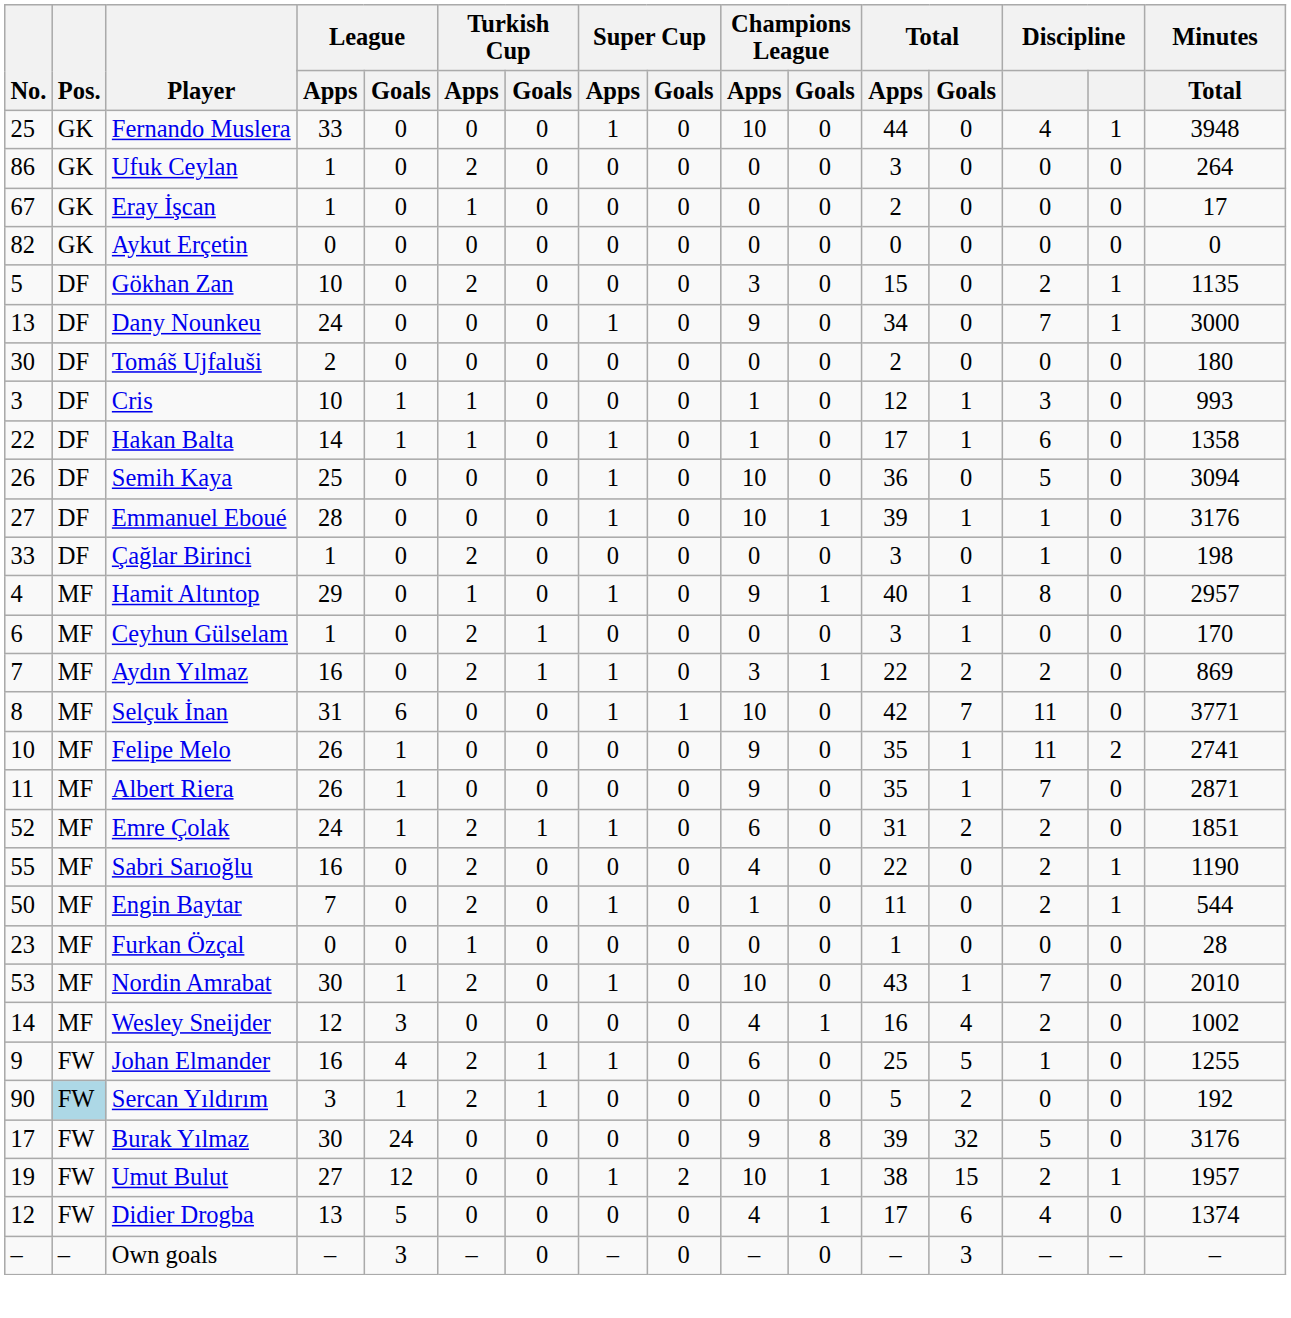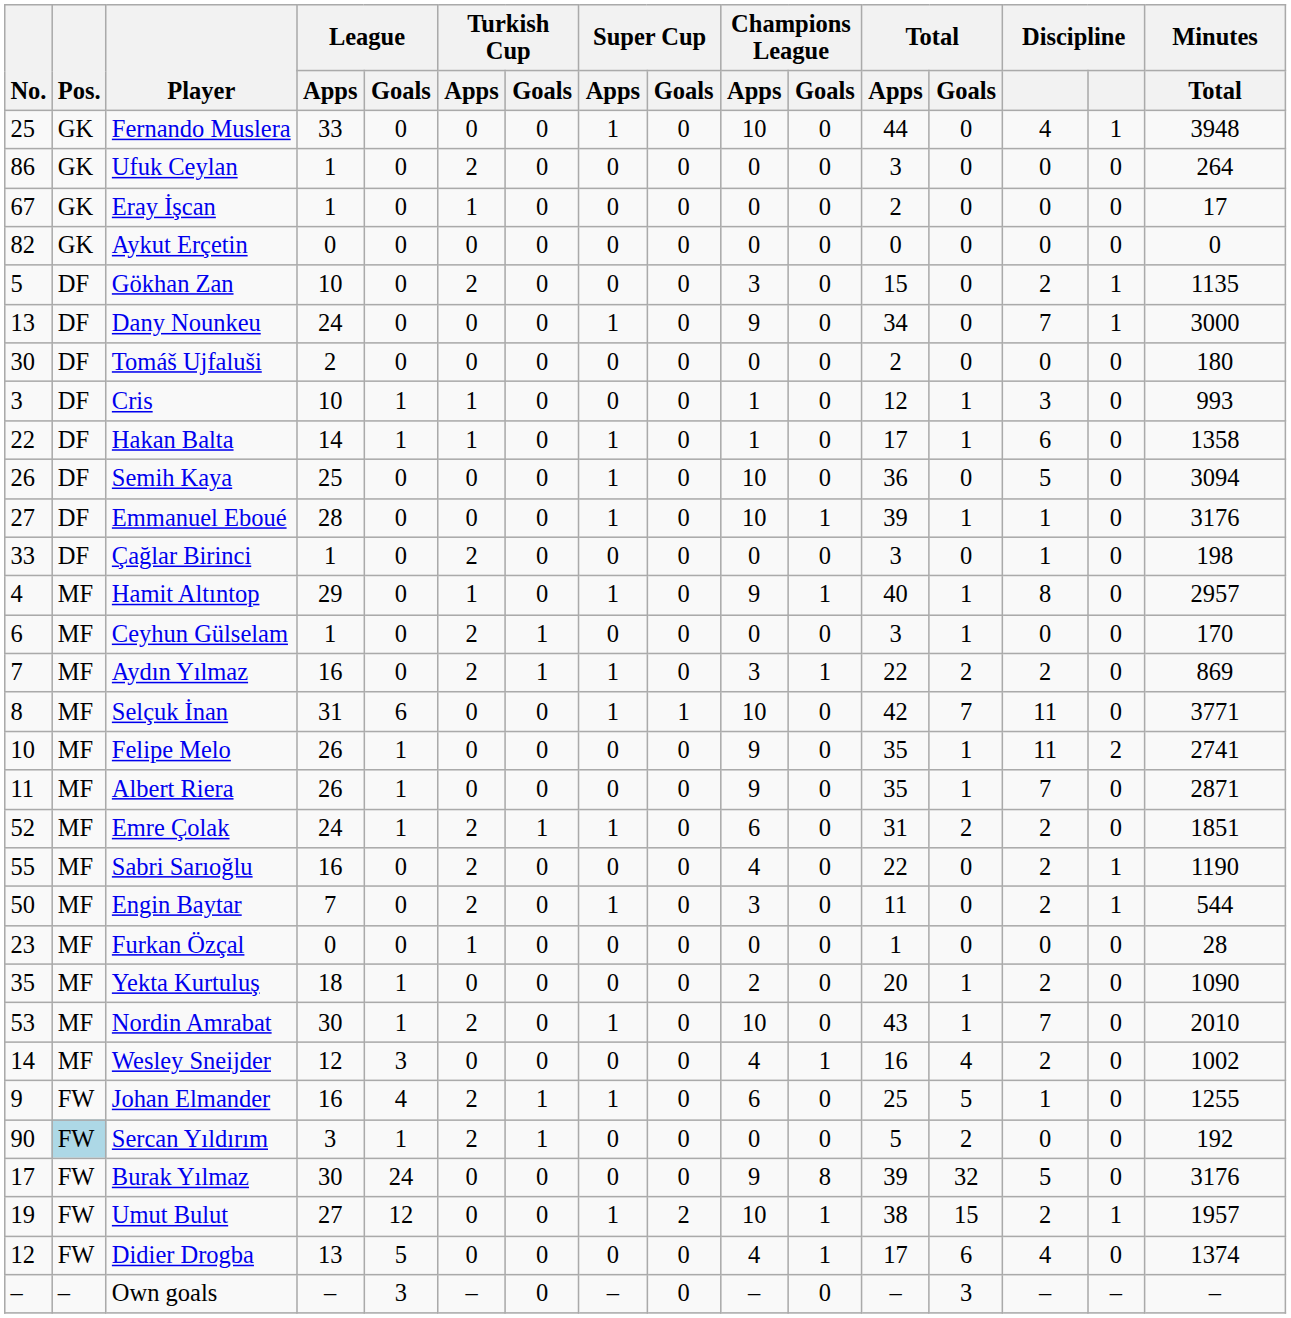(754, 905) 1 -> (754, 905) 3
+ row: (186, 983)
